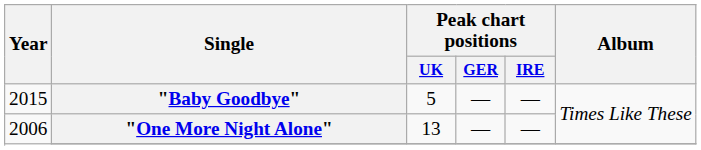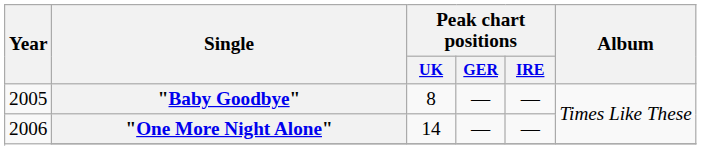(28, 98) 2015 -> (28, 98) 2005
(431, 98) 5 -> (431, 98) 8
(431, 129) 13 -> (431, 129) 14
